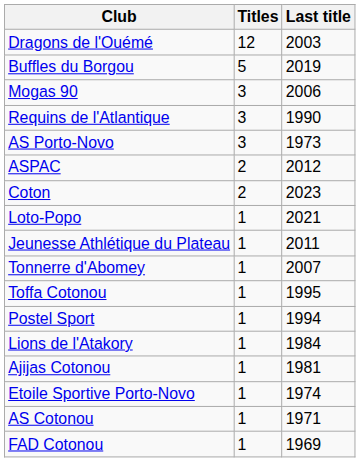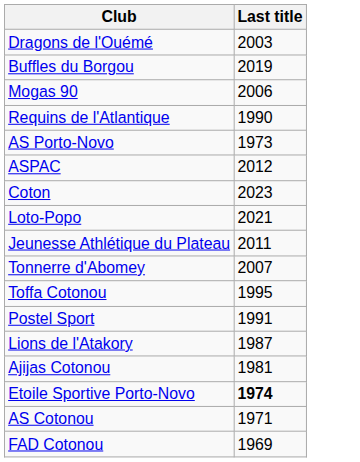- column: (258, 17)
(303, 318) 1994 -> (255, 318) 1991
(303, 343) 1984 -> (255, 343) 1987
(303, 393) normal -> (255, 393) bold
